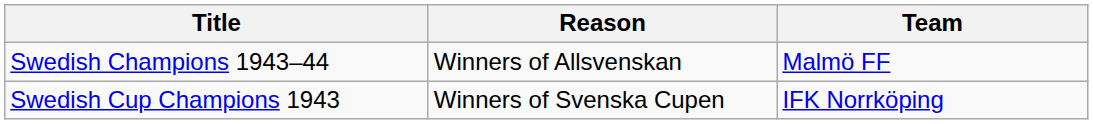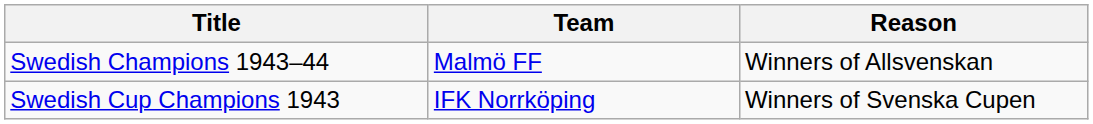columns swapped: (932, 23) <-> (603, 23)
